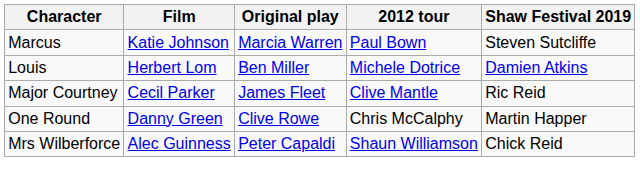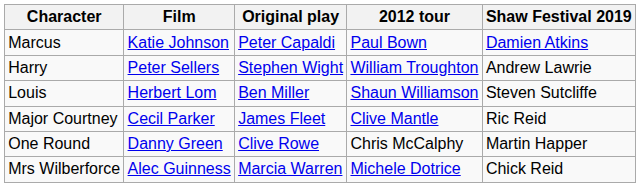(290, 42) Marcia Warren -> (287, 42) Peter Capaldi
(541, 42) Steven Sutcliffe -> (537, 42) Damien Atkins
+ row: (28, 67)
(405, 67) Michele Dotrice -> (414, 93) Shaun Williamson
(536, 67) Damien Atkins -> (541, 93) Steven Sutcliffe
(287, 144) Peter Capaldi -> (290, 169) Marcia Warren
(414, 144) Shaun Williamson -> (406, 169) Michele Dotrice
